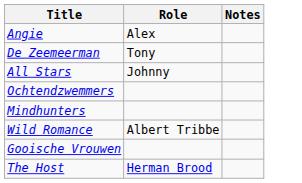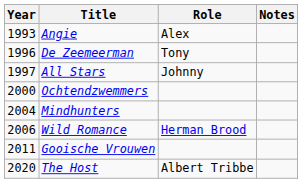+ column: (22, 14)
(173, 130) Albert Tribbe -> (204, 130) Herman Brood
(170, 168) Herman Brood -> (207, 168) Albert Tribbe
